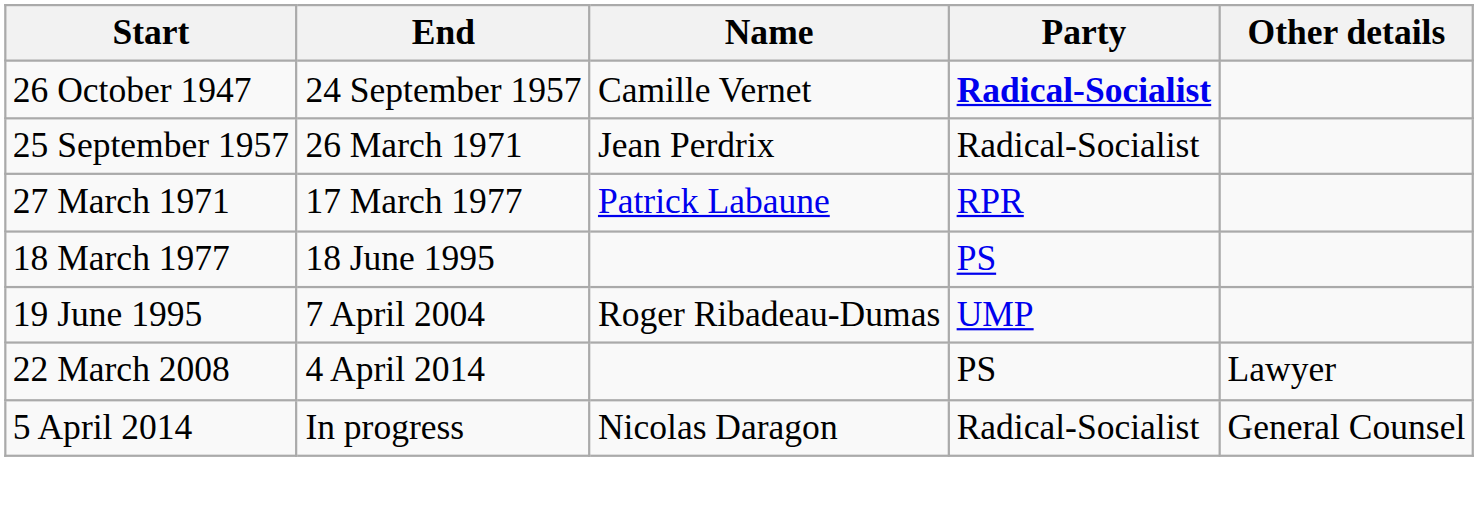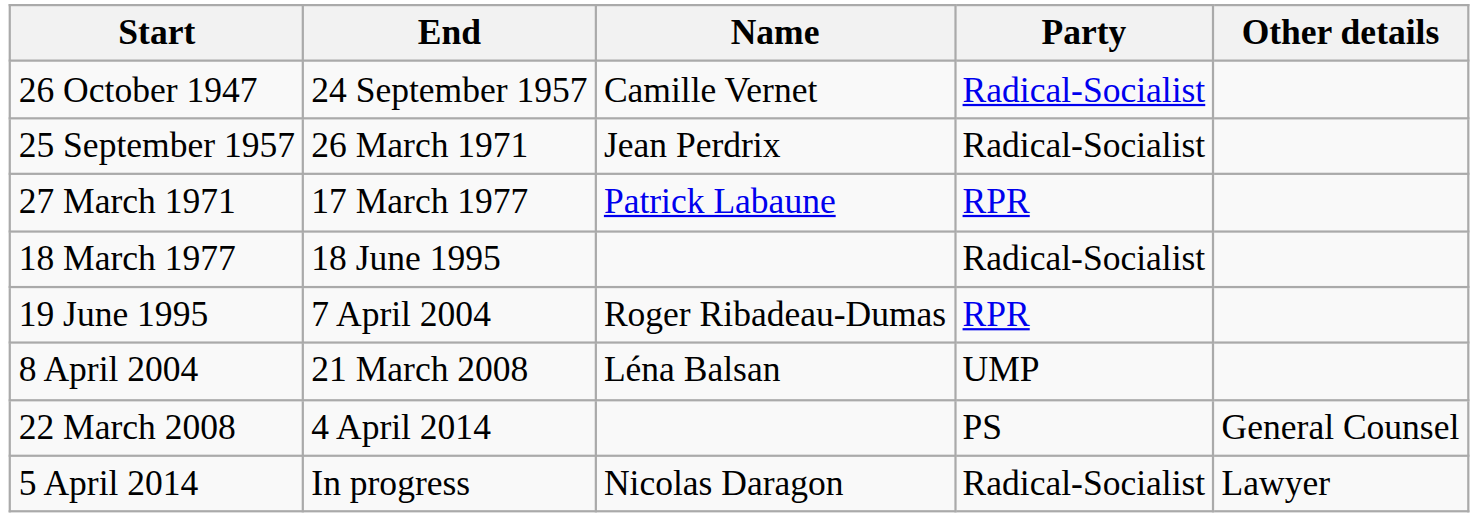(1084, 88) bold -> (1084, 88) normal
(976, 257) PS -> (1084, 257) Radical-Socialist
(995, 314) UMP -> (996, 314) RPR
+ row: (109, 370)
(1282, 370) Lawyer -> (1340, 426) General Counsel
(1346, 426) General Counsel -> (1276, 483) Lawyer
